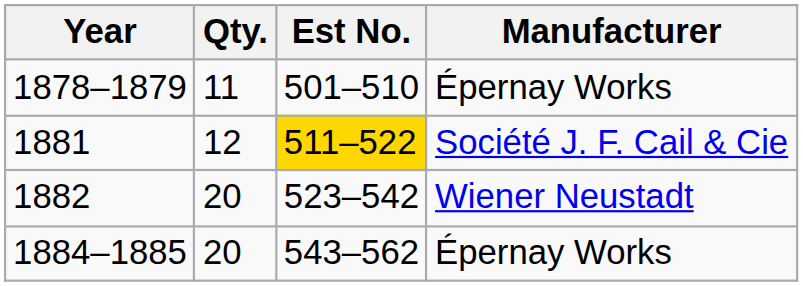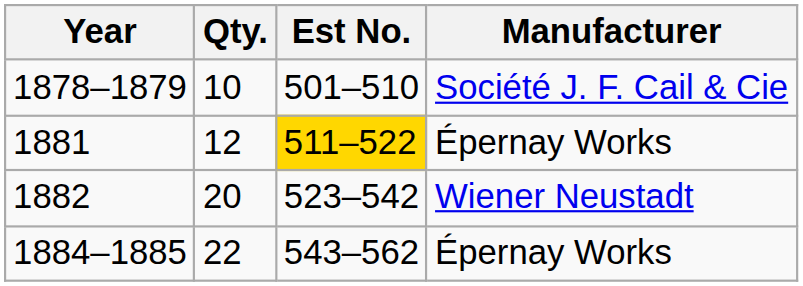(221, 87) 11 -> (222, 87) 10
(553, 87) Épernay Works -> (612, 87) Société J. F. Cail & Cie
(612, 142) Société J. F. Cail & Cie -> (553, 142) Épernay Works
(222, 252) 20 -> (222, 252) 22
